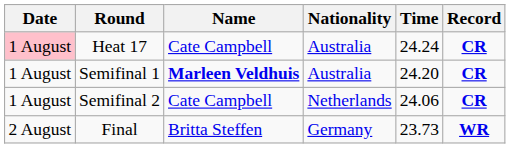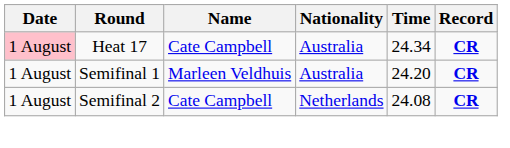(419, 45) 24.24 -> (411, 45) 24.34
(234, 73) bold -> (230, 73) normal
(419, 101) 24.06 -> (411, 101) 24.08
- row: (120, 128)
